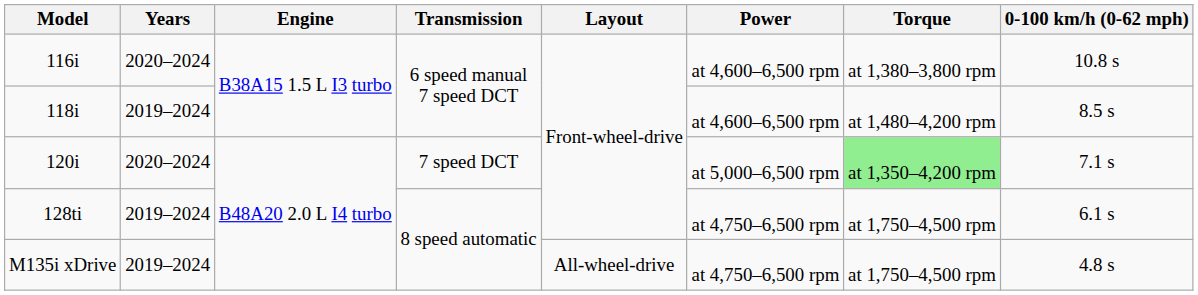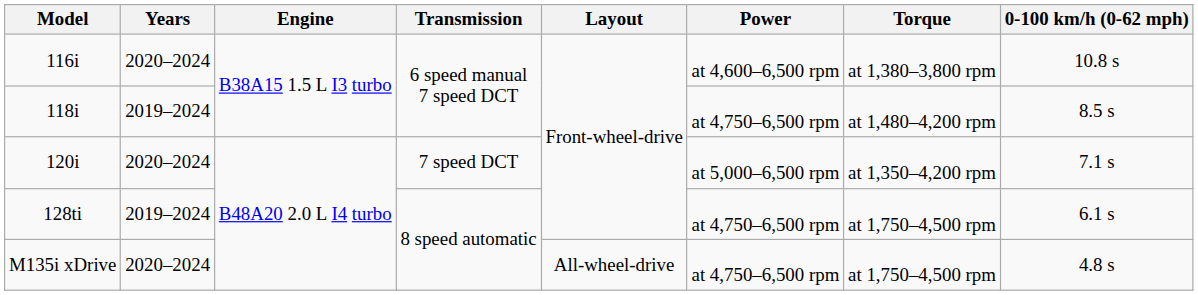(765, 121) at 4,600–6,500 rpm -> (765, 121) at 4,750–6,500 rpm
(922, 173) lightgreen background -> (922, 173) no background
(168, 264) 2019–2024 -> (168, 264) 2020–2024
